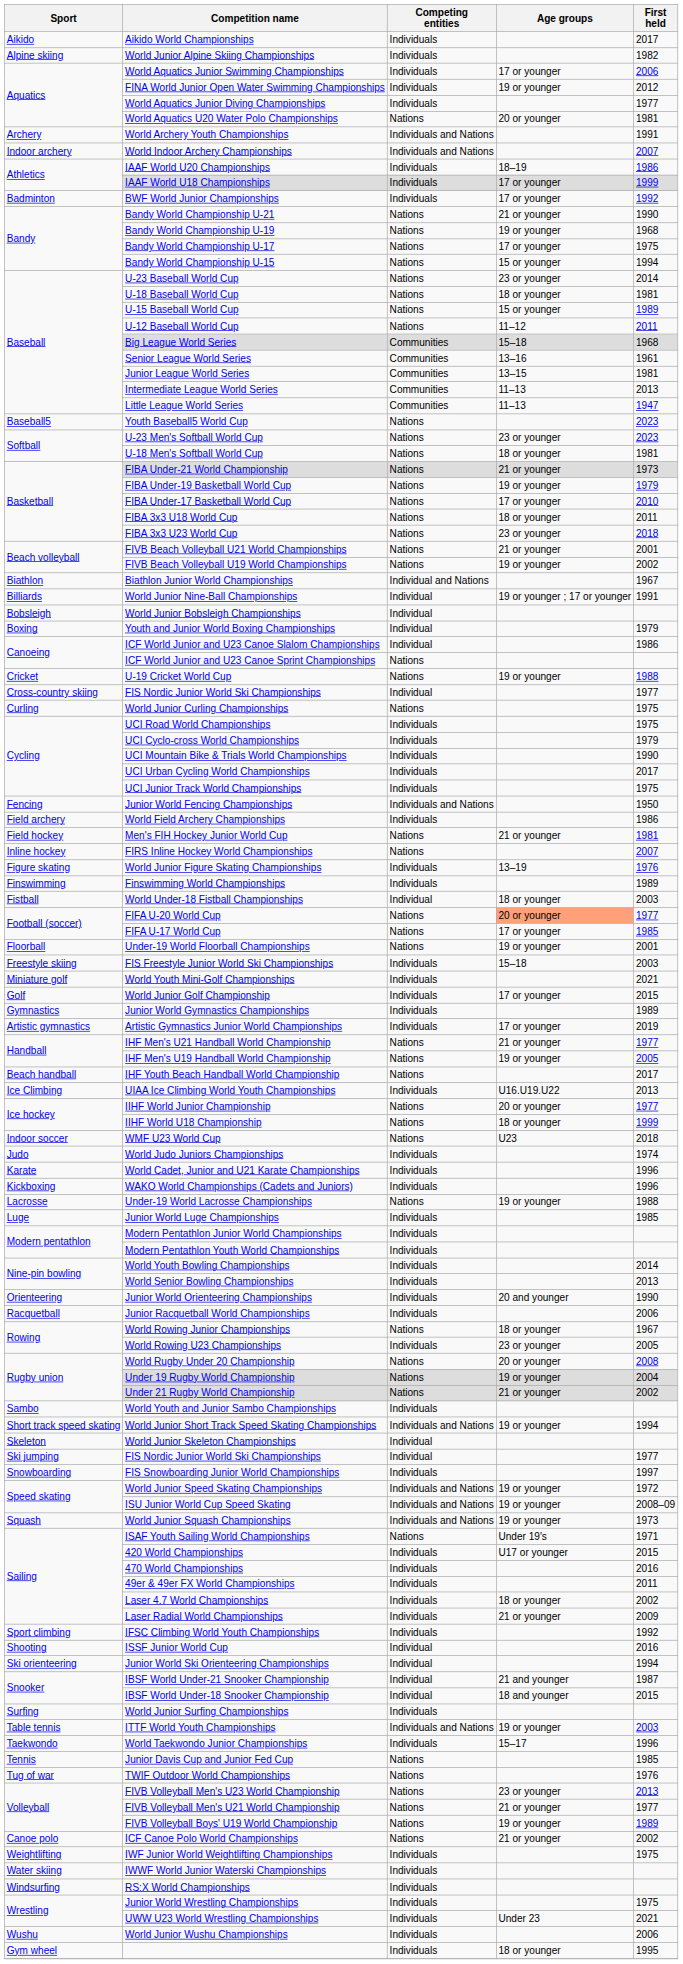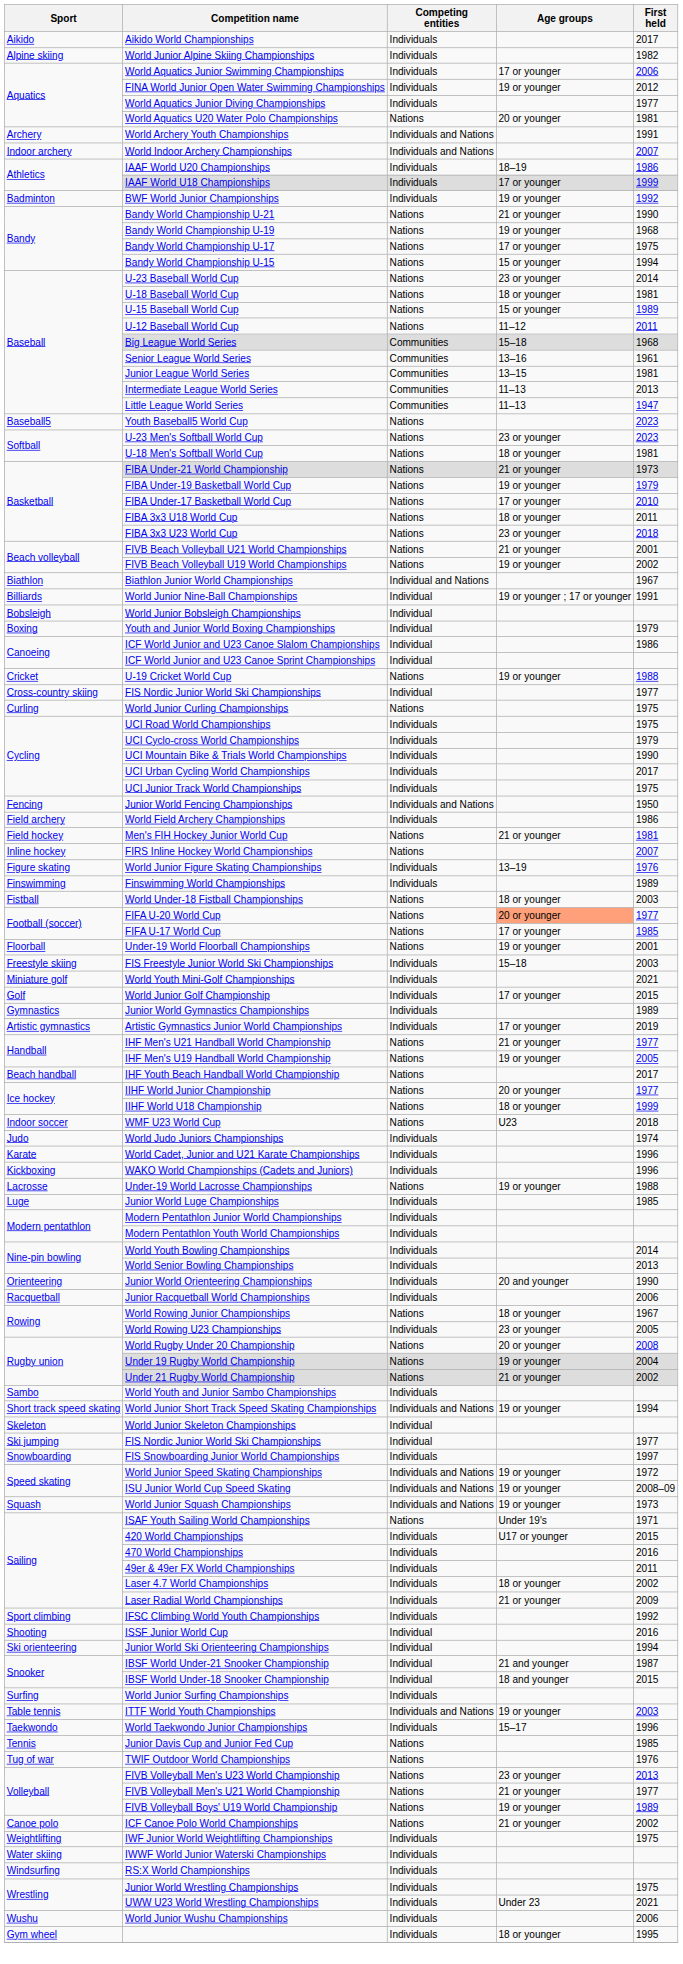(530, 199) 17 or younger -> (530, 199) 19 or younger
(407, 661) Nations -> (411, 661) Individual
(411, 900) Individual -> (407, 900) Nations
- row: (34, 1091)
